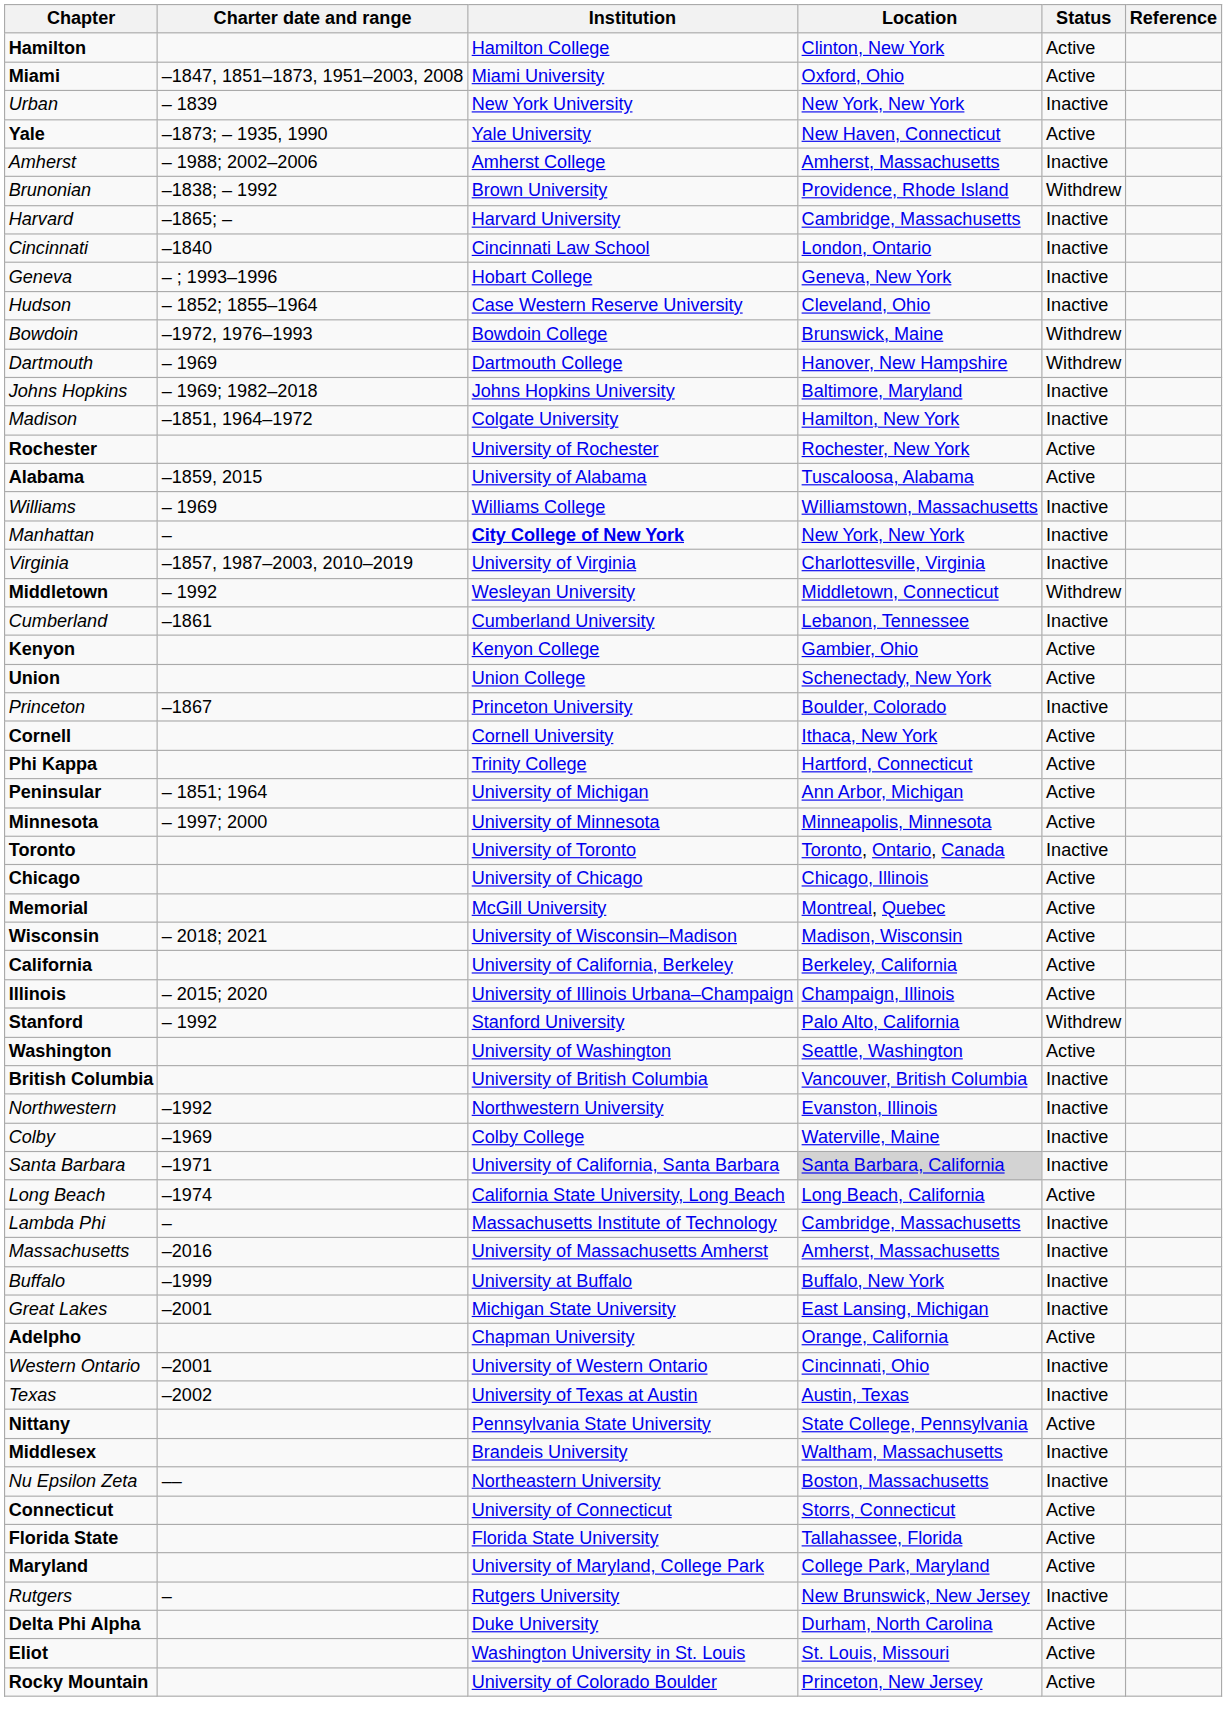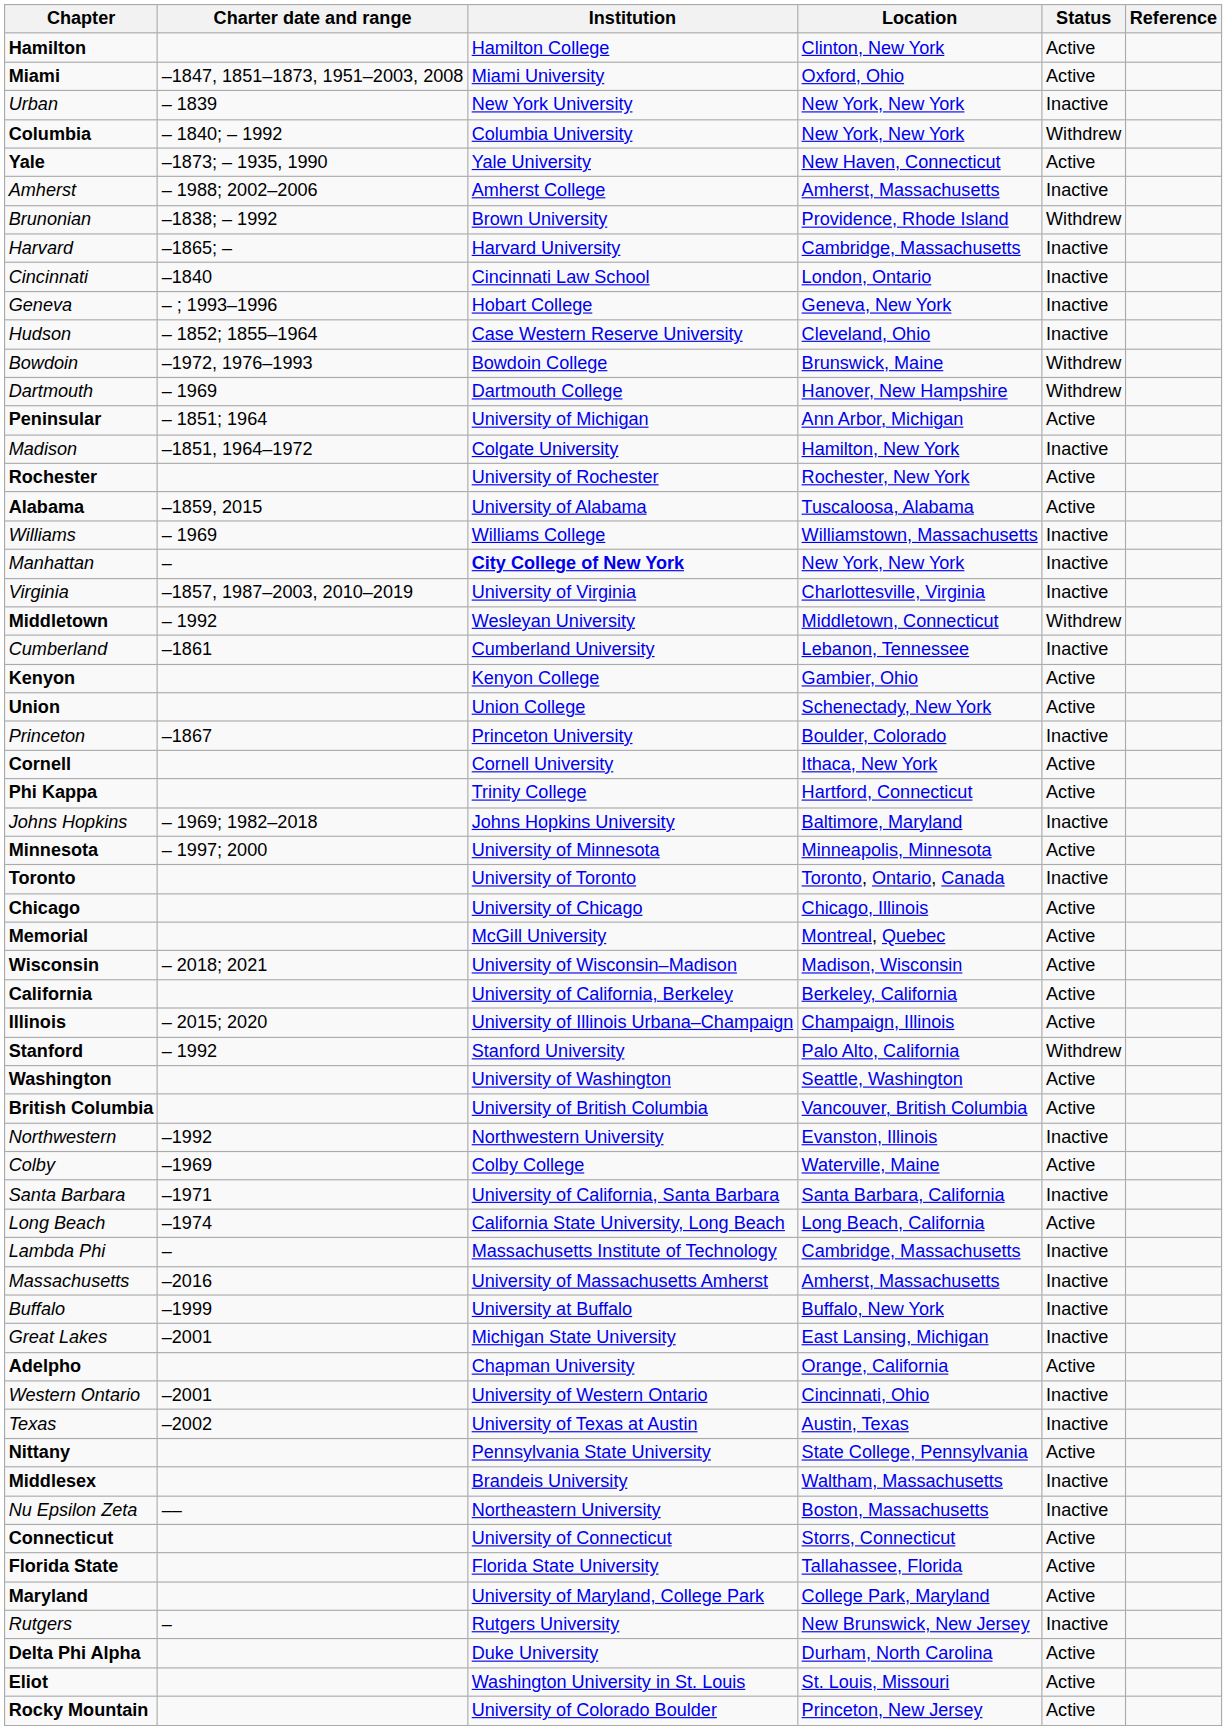+ row: (50, 133)
rows swapped: (55, 793) <-> (68, 391)
(1077, 1079) Inactive -> (1071, 1108) Active
(1077, 1137) Inactive -> (1071, 1165) Active
(903, 1165) lightgrey background -> (903, 1194) no background
